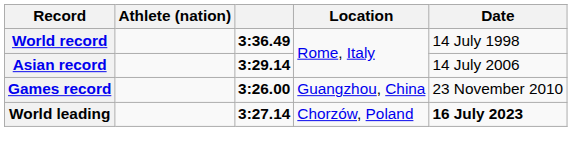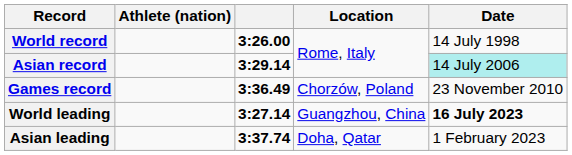(264, 41) 3:36.49 -> (264, 41) 3:26.00
(476, 65) no background -> (476, 65) paleturquoise background
(264, 89) 3:26.00 -> (264, 89) 3:36.49
(361, 89) Guangzhou, China -> (355, 89) Chorzów, Poland
(355, 114) Chorzów, Poland -> (361, 114) Guangzhou, China
+ row: (60, 138)
